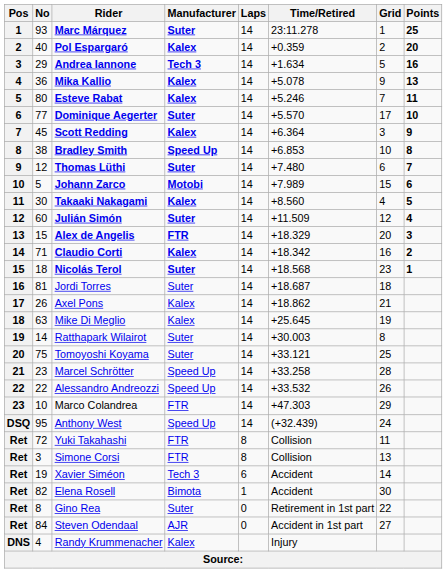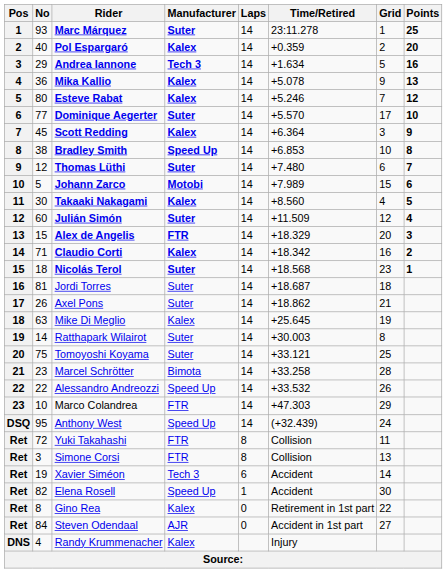(412, 99) 11 -> (412, 99) 12
(181, 304) Kalex -> (180, 304) Suter
(192, 372) Speed Up -> (184, 372) Bimota
(184, 491) Bimota -> (192, 491) Speed Up
(180, 509) Suter -> (181, 509) Kalex
